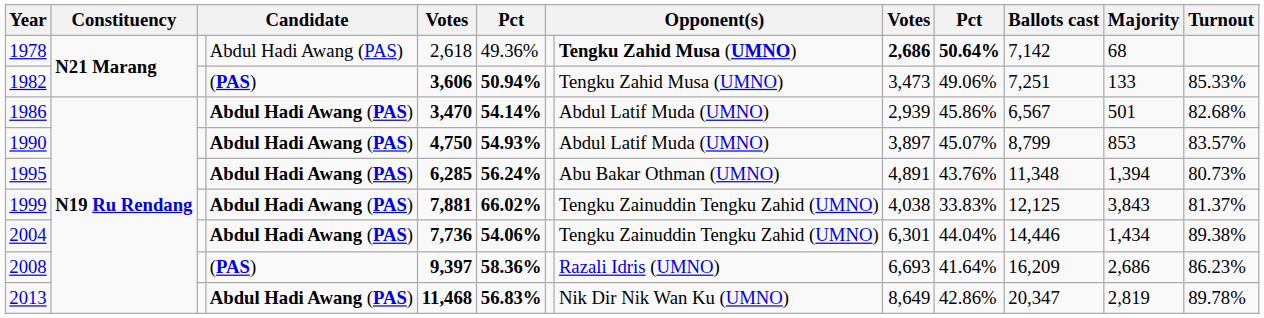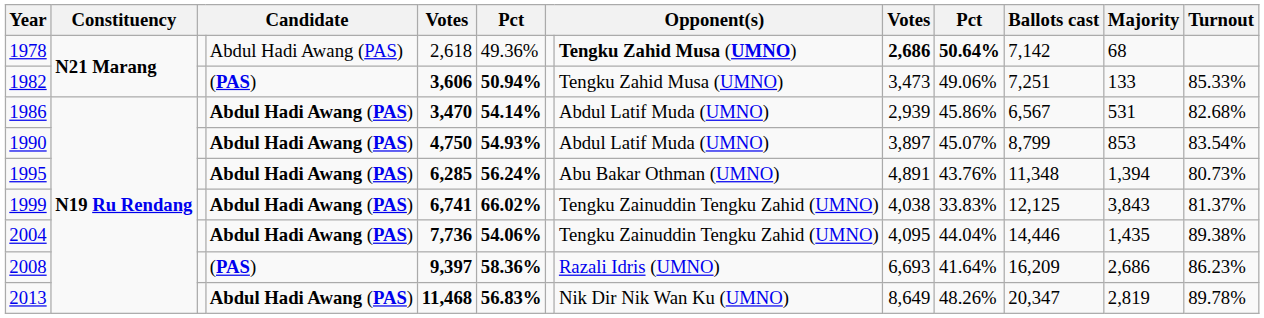(1122, 112) 501 -> (1122, 112) 531
(1217, 143) 83.57% -> (1217, 143) 83.54%
(451, 204) 7,881 -> (451, 204) 6,741
(909, 235) 6,301 -> (909, 235) 4,095
(1129, 235) 1,434 -> (1129, 235) 1,435
(968, 297) 42.86% -> (968, 297) 48.26%
